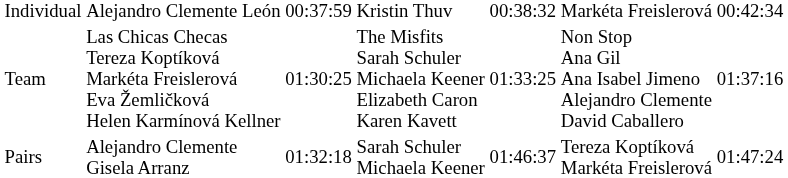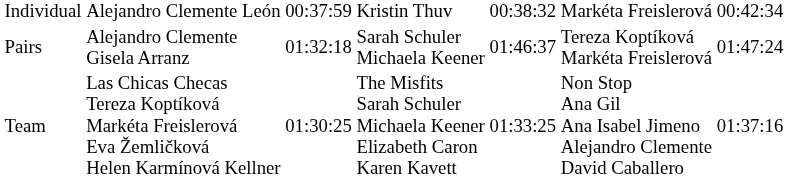rows swapped: (23, 157) <-> (25, 78)
